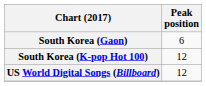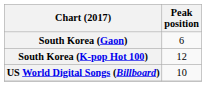(182, 72) 12 -> (182, 72) 10
